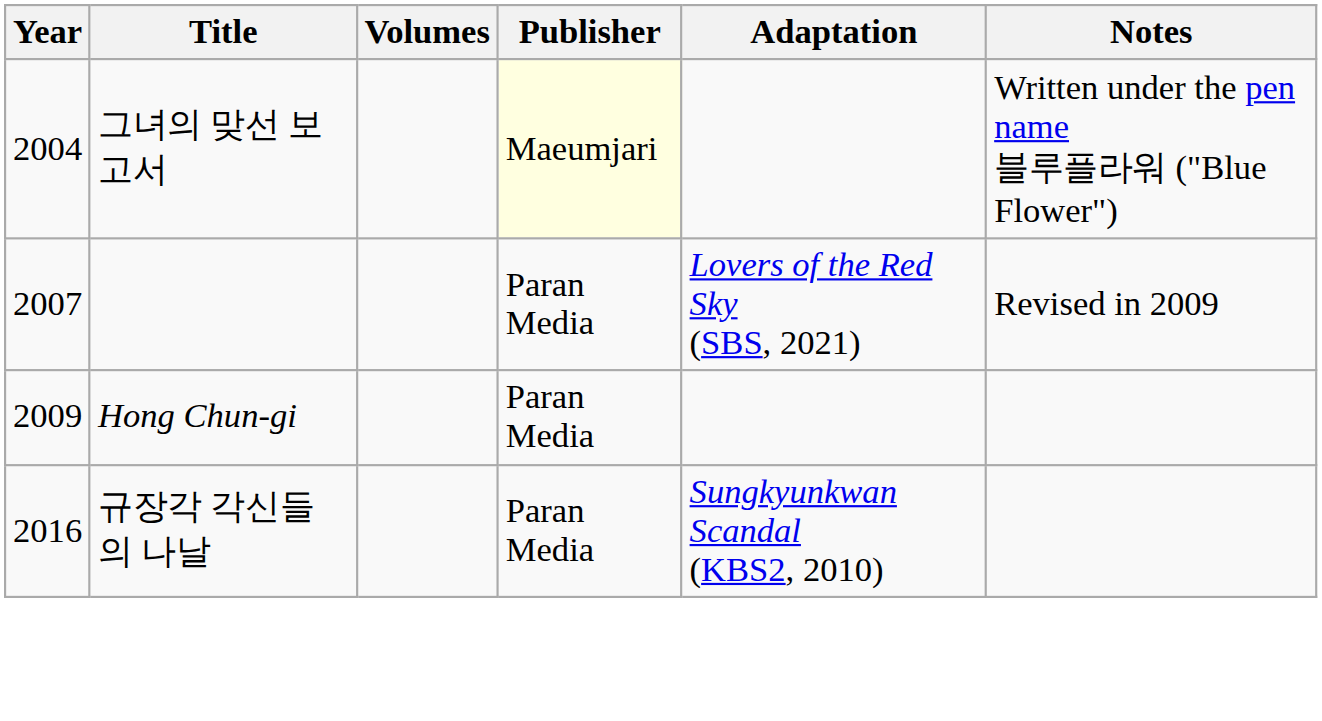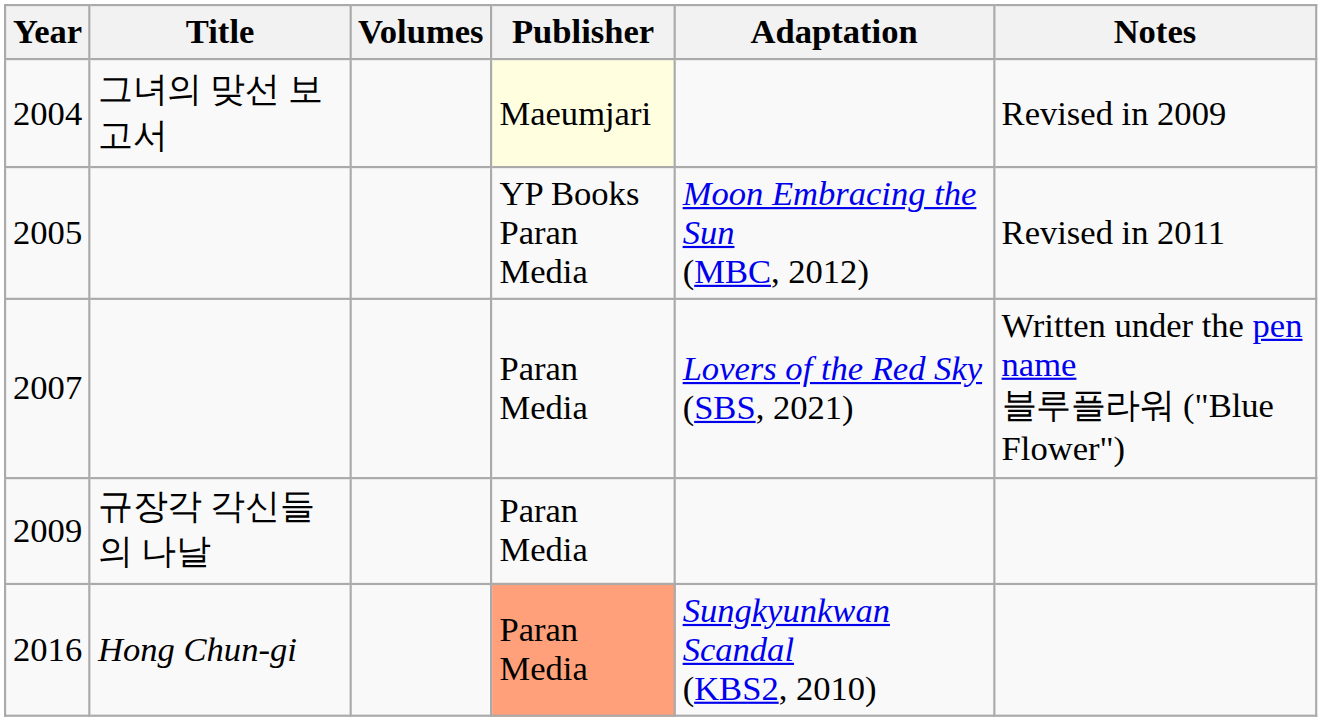(1145, 148) Written under the pen name 블루플라워 ("Blue Flower") -> (1114, 112) Revised in 2009
+ row: (48, 232)
(1106, 303) Revised in 2009 -> (1152, 387) Written under the pen name 블루플라워 ("Blue Flower")
(197, 416) Hong Chun-gi -> (206, 528) 규장각 각신들의 나날
(206, 528) 규장각 각신들의 나날 -> (197, 649) Hong Chun-gi
(550, 529) no background -> (544, 649) lightsalmon background
